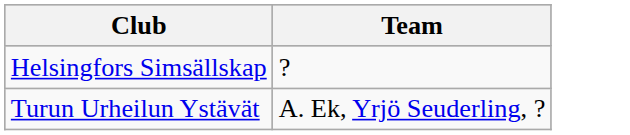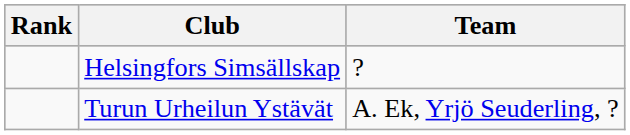+ column: (42, 25)
